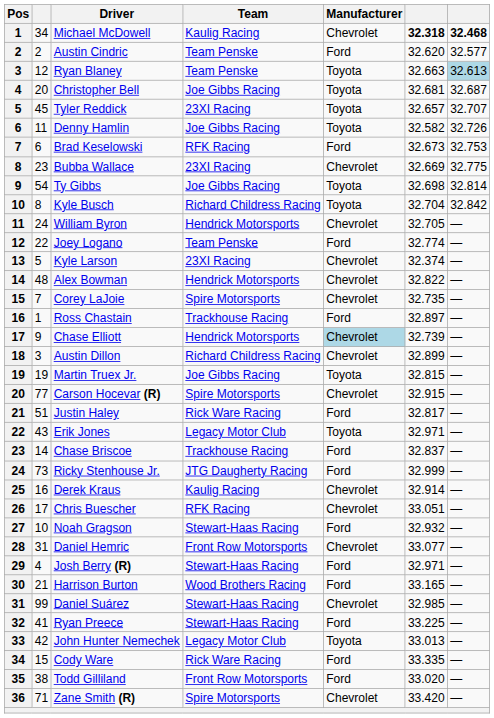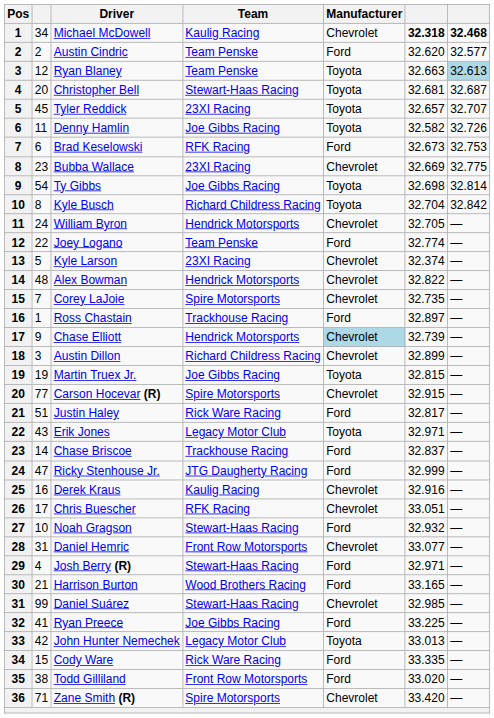(233, 90) Joe Gibbs Racing -> (242, 90) Stewart-Haas Racing
(41, 470) 73 -> (41, 470) 47
(426, 489) 32.914 -> (426, 489) 32.916
(242, 622) Stewart-Haas Racing -> (233, 622) Joe Gibbs Racing
